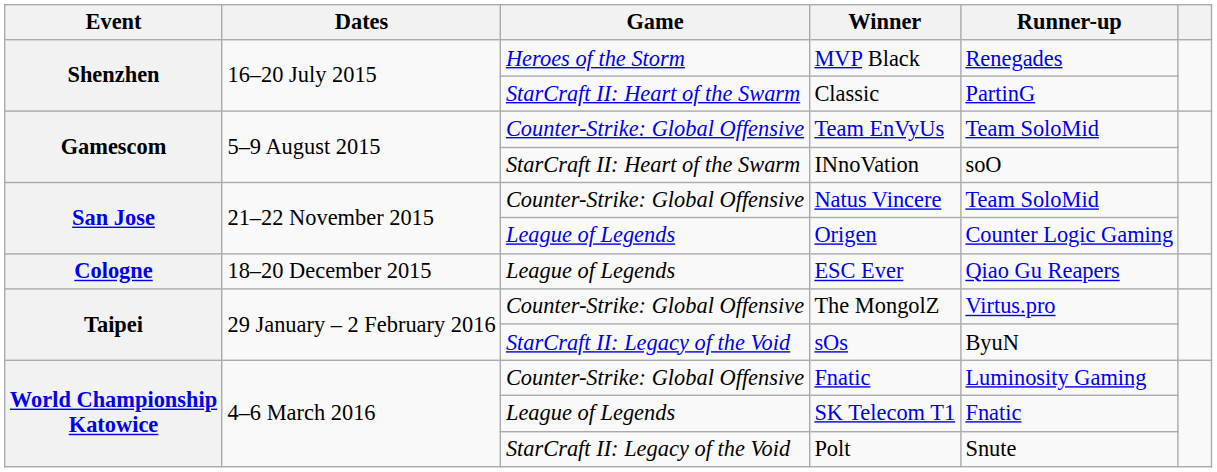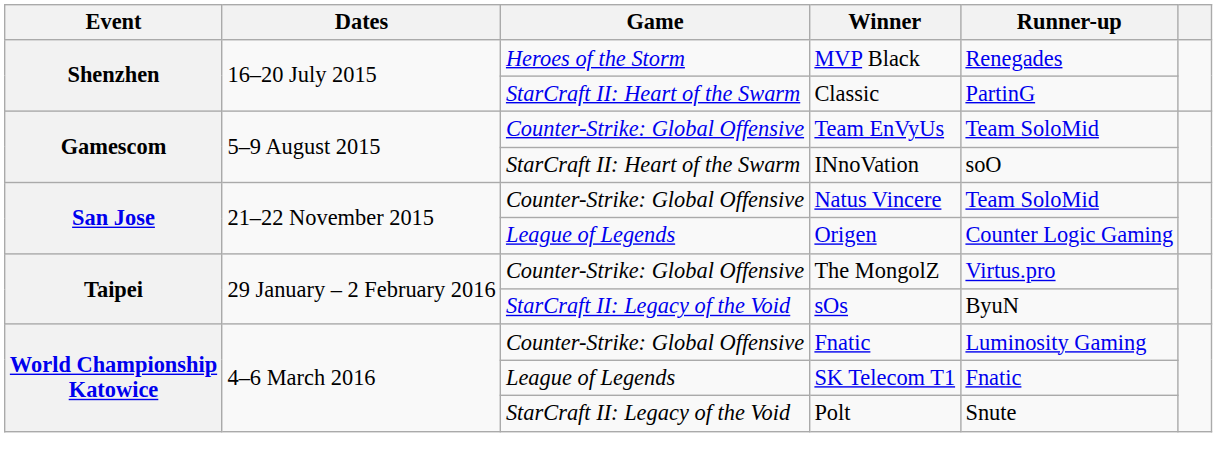- row: (859, 270)
